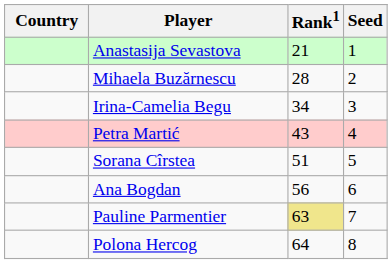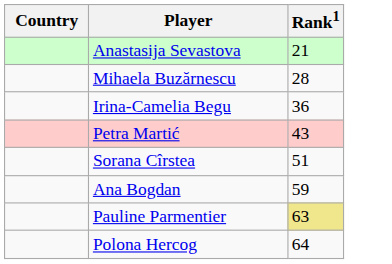- column: (365, 20)
(300, 106) 34 -> (300, 106) 36
(300, 188) 56 -> (300, 188) 59
